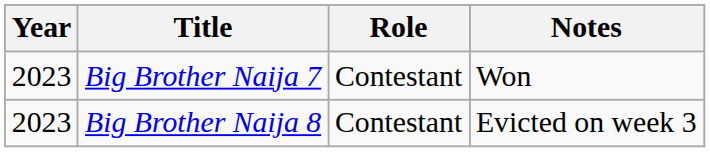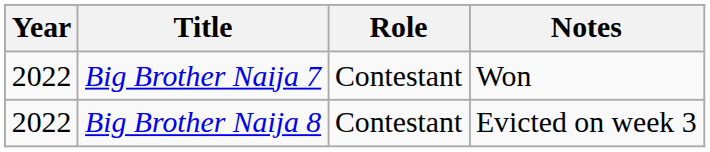(42, 75) 2023 -> (42, 75) 2022
(42, 122) 2023 -> (42, 122) 2022
